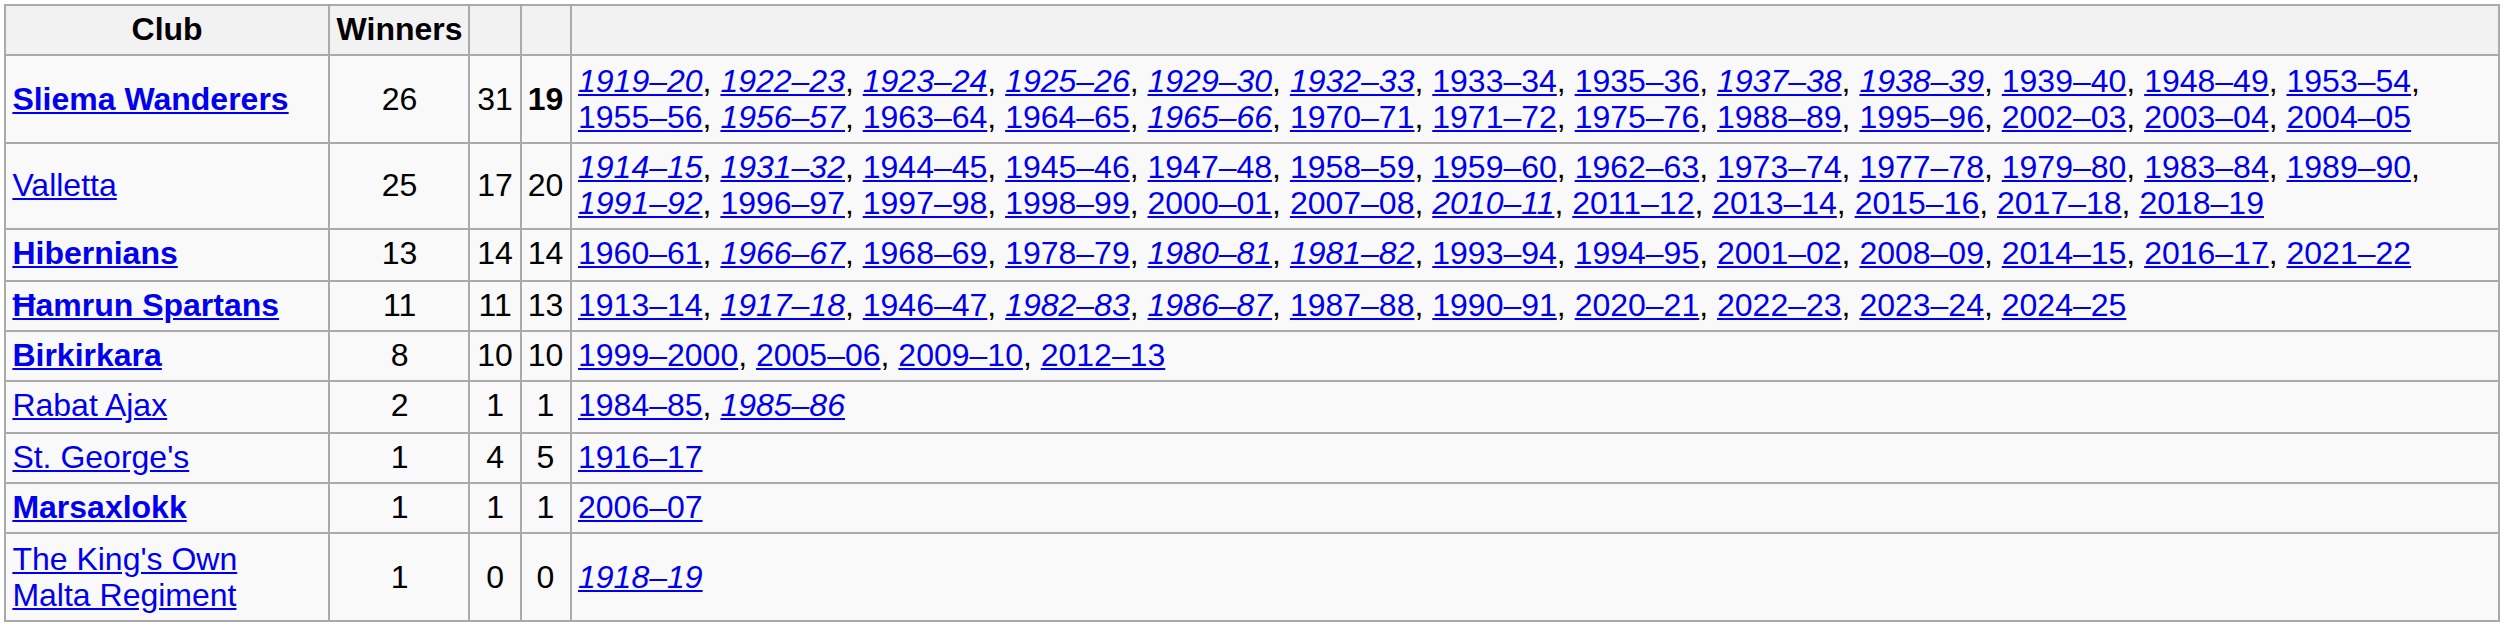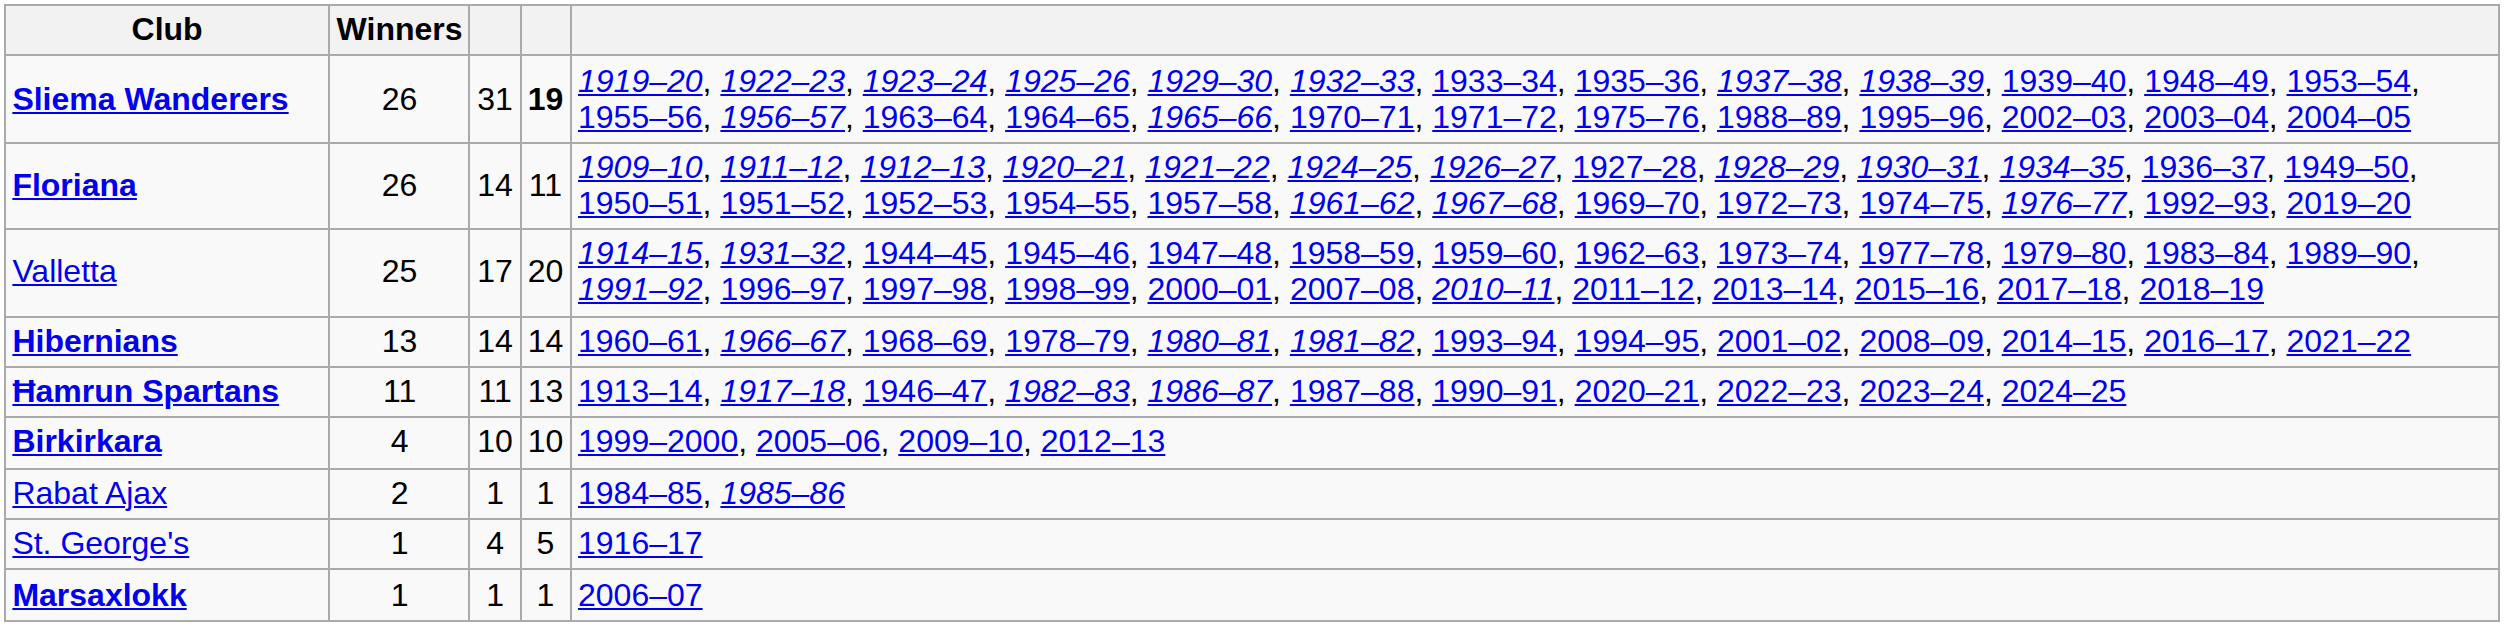+ row: (75, 185)
(400, 355) 8 -> (400, 442) 4
- row: (125, 576)
